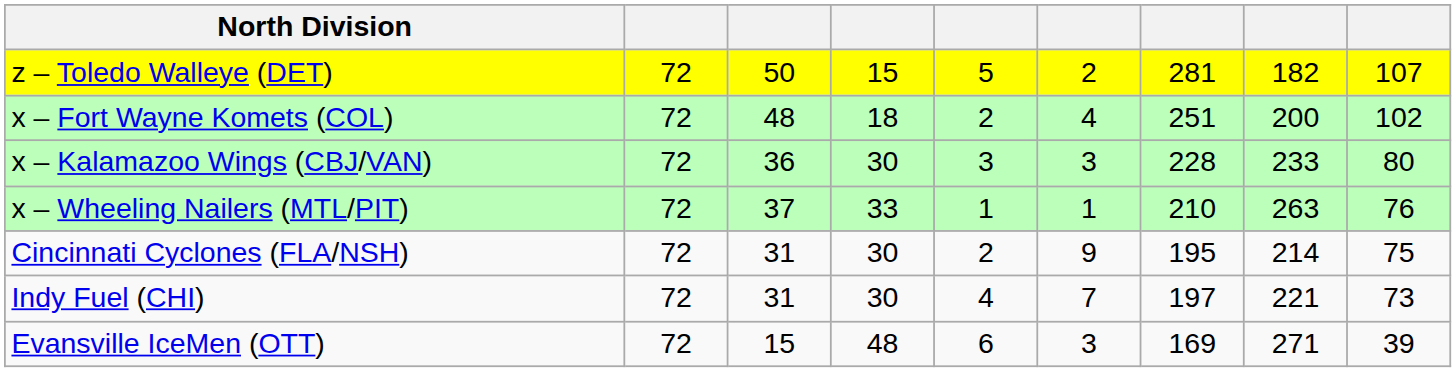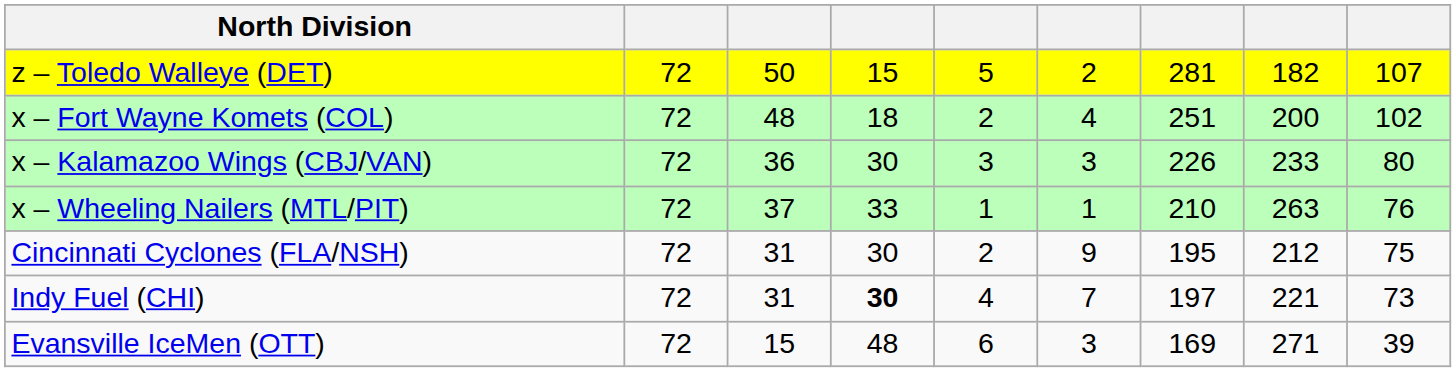(1192, 162) 228 -> (1192, 162) 226
(1296, 252) 214 -> (1296, 252) 212
(883, 298) normal -> (883, 298) bold
